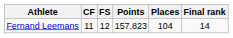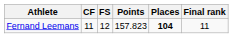(165, 26) normal -> (165, 26) bold
(205, 26) 14 -> (205, 26) 11
